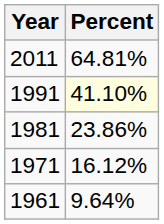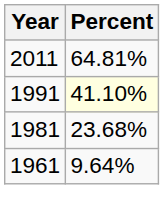(109, 129) 23.86% -> (109, 129) 23.68%
- row: (35, 165)
